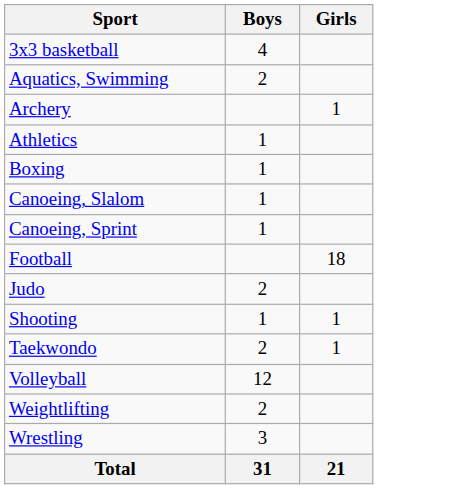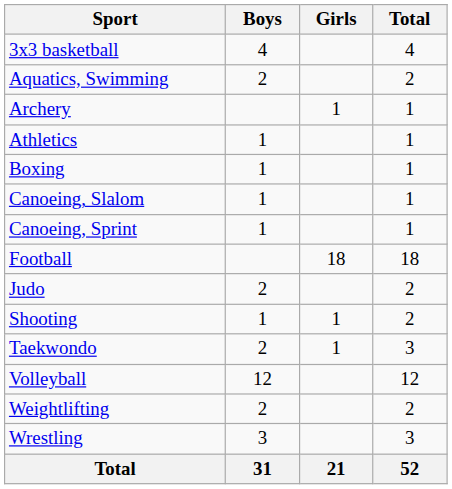+ column: (410, 19)
